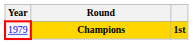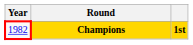(18, 30) 1979 -> (18, 30) 1982
